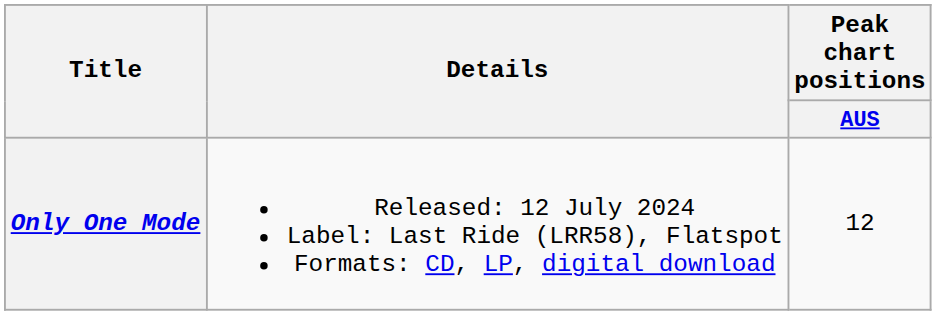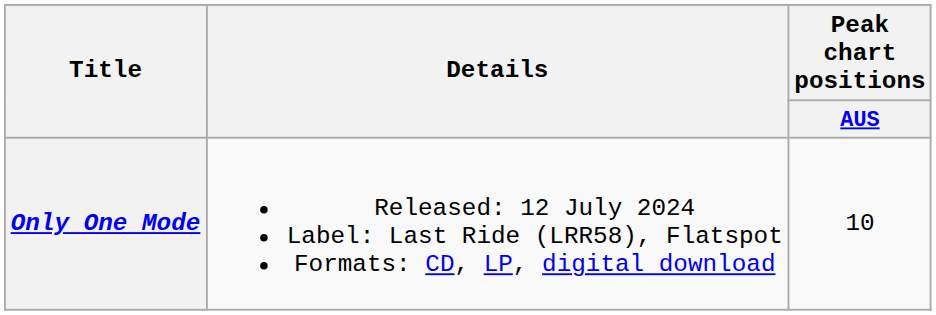(860, 224) 12 -> (860, 224) 10
